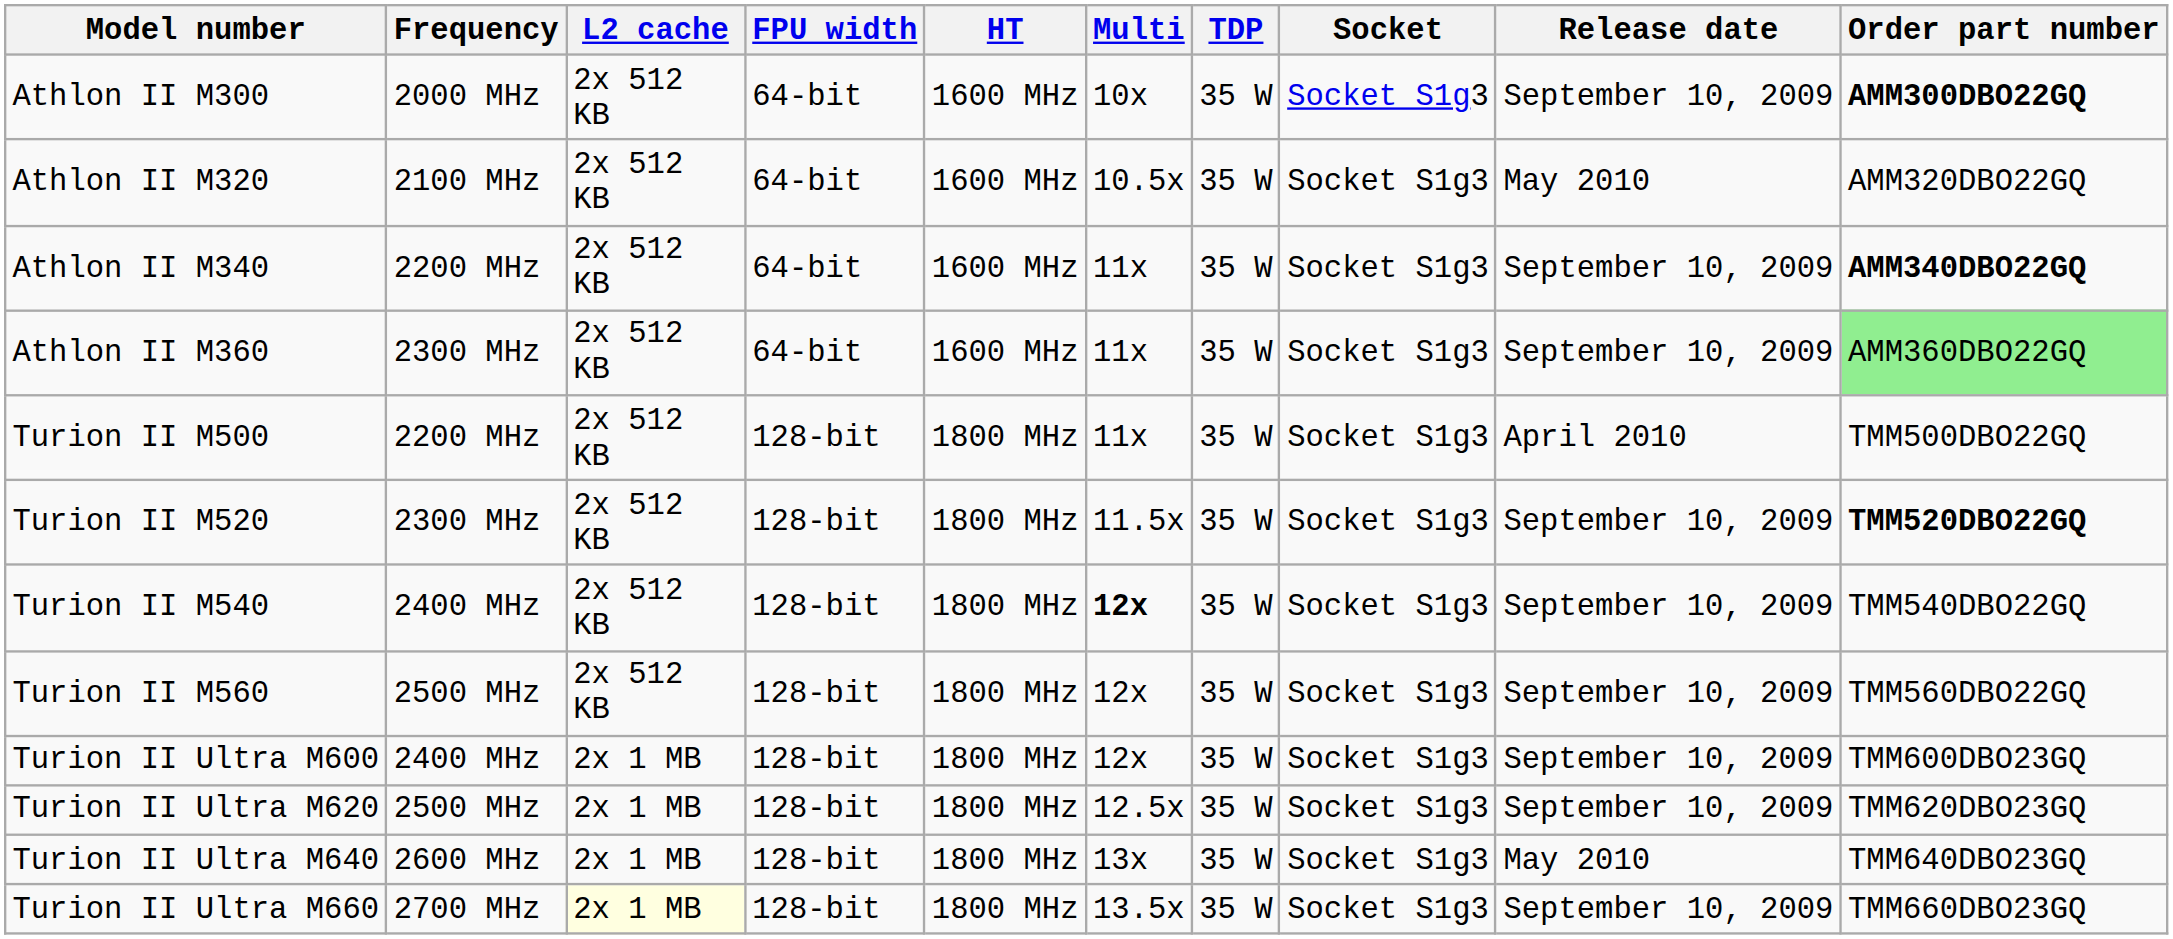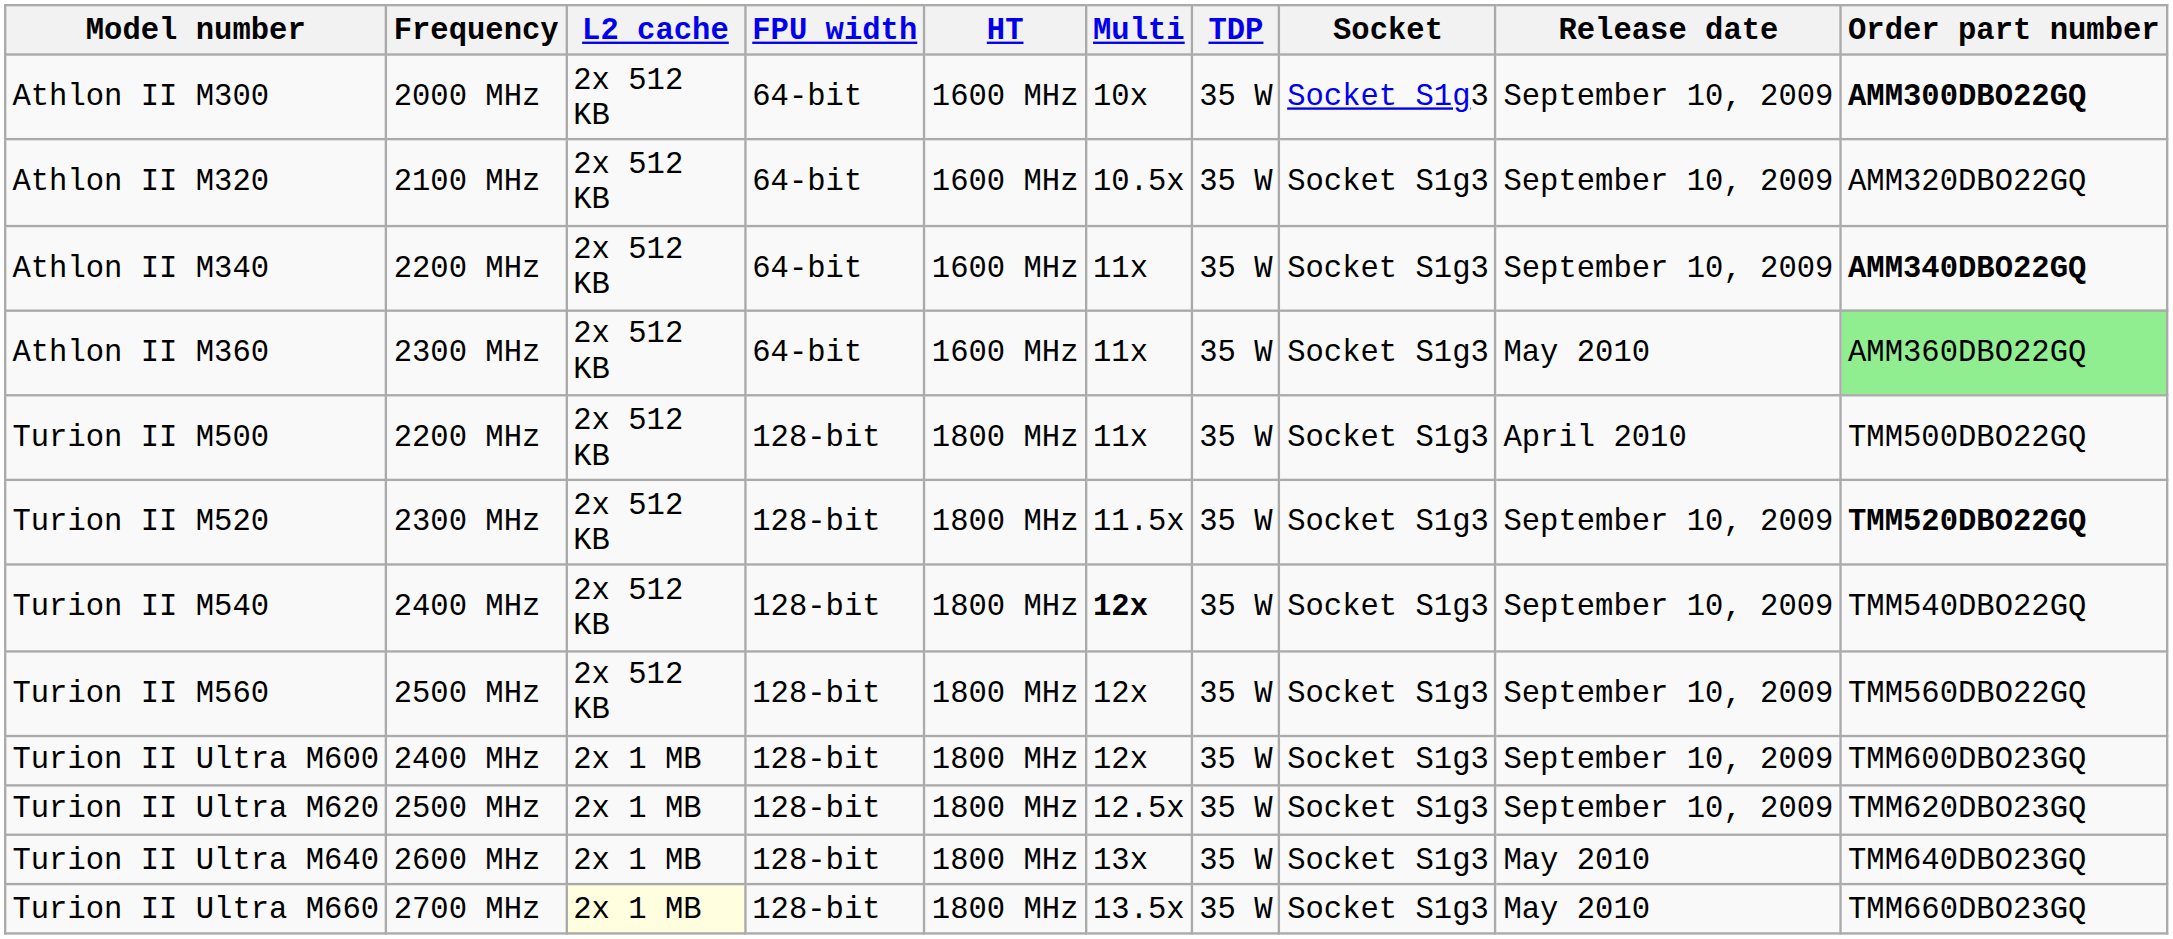(1577, 183) May 2010 -> (1668, 183) September 10, 2009
(1668, 353) September 10, 2009 -> (1577, 353) May 2010
(1668, 910) September 10, 2009 -> (1577, 910) May 2010
